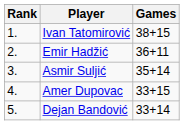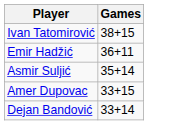- column: (22, 14)
